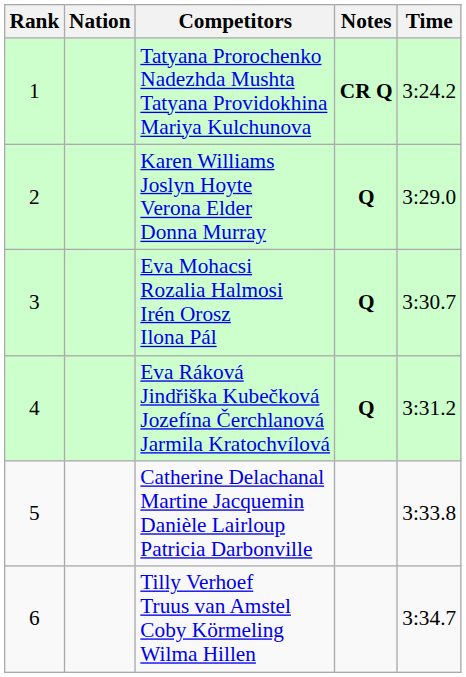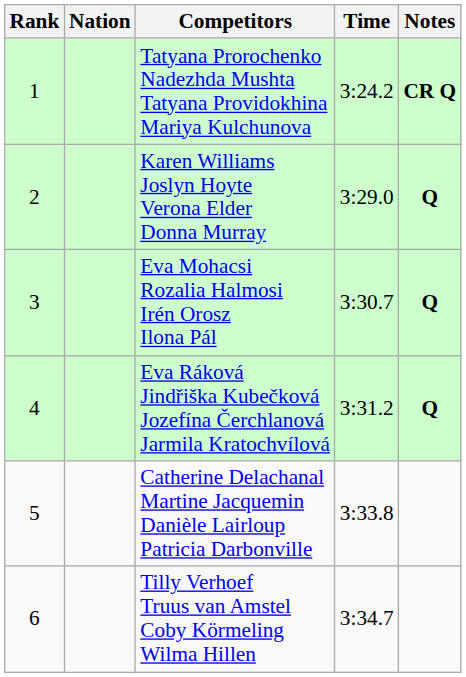columns swapped: (429, 21) <-> (366, 21)
